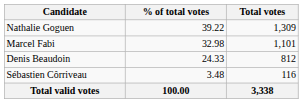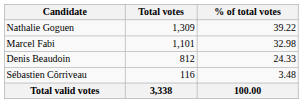columns swapped: (262, 12) <-> (176, 12)
